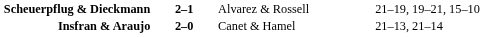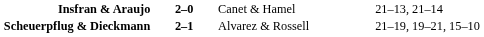rows swapped: (77, 9) <-> (104, 26)
